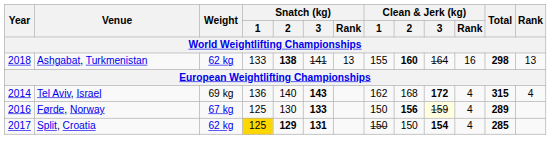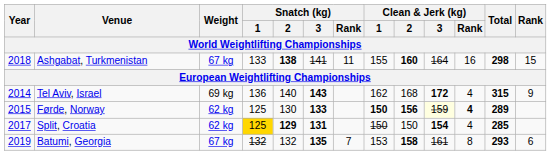(221, 61) 62 kg -> (221, 61) 67 kg
(349, 61) 13 -> (349, 61) 11
(531, 61) 13 -> (531, 61) 15
(531, 93) 4 -> (531, 93) 9
(19, 110) 2016 -> (19, 110) 2015
(221, 110) 67 kg -> (221, 110) 62 kg
(379, 110) normal -> (379, 110) bold
(470, 110) normal -> (470, 110) bold
+ row: (74, 142)
